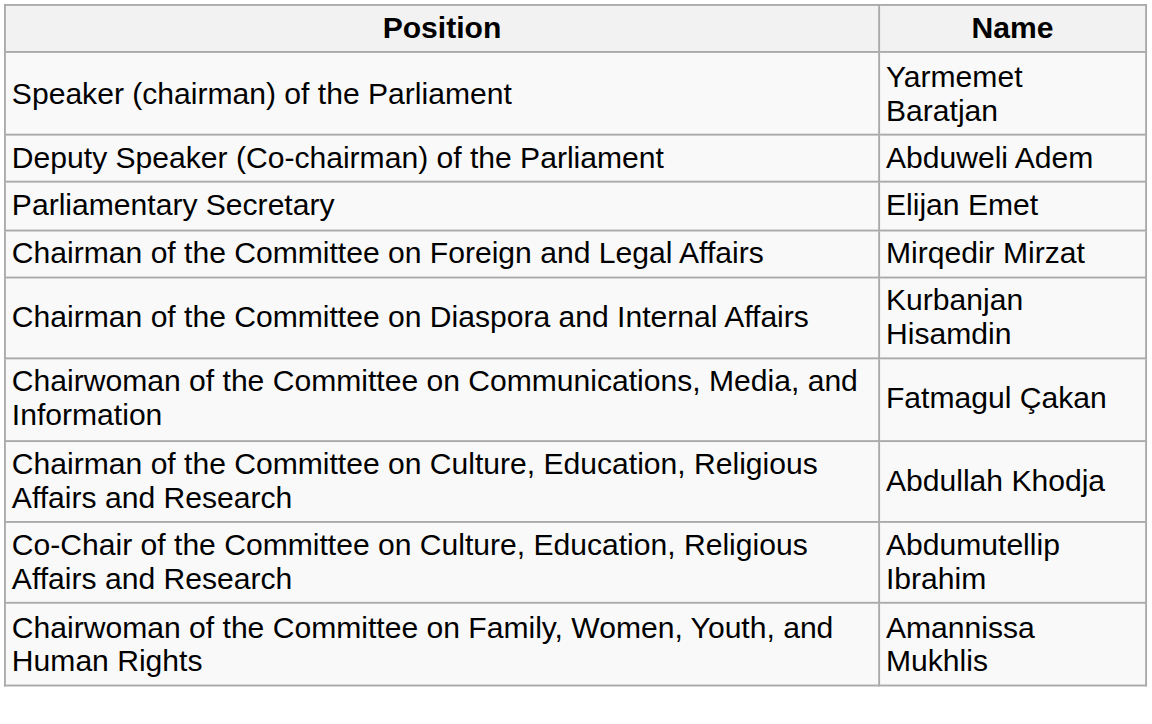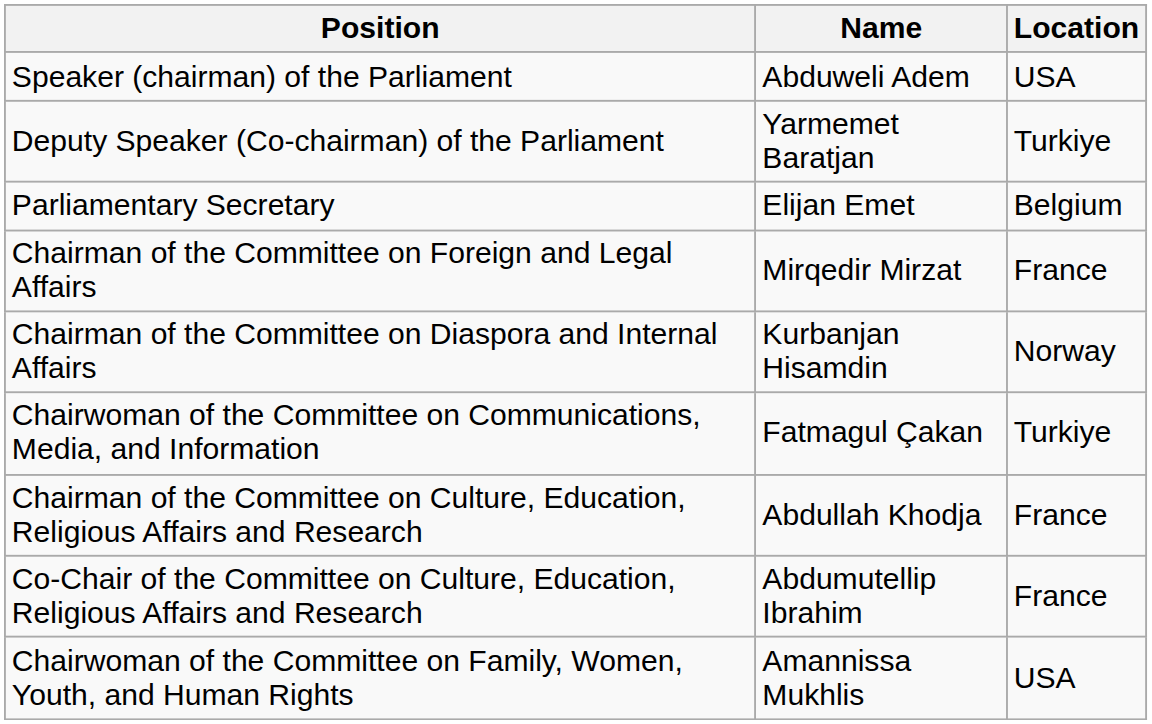+ column: (1076, 28)
(954, 92) Yarmemet Baratjan -> (866, 76) Abduweli Adem
(990, 157) Abduweli Adem -> (831, 140) Yarmemet Baratjan
